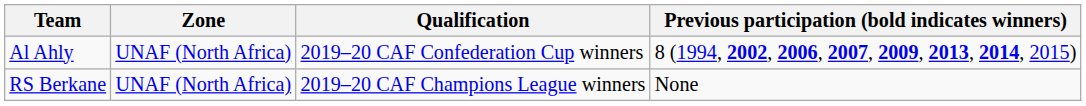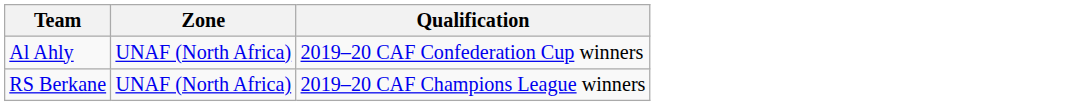- column: (866, 20)
